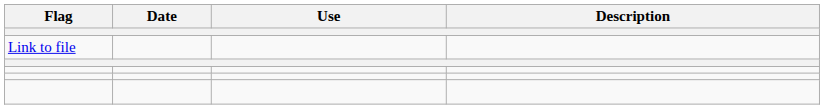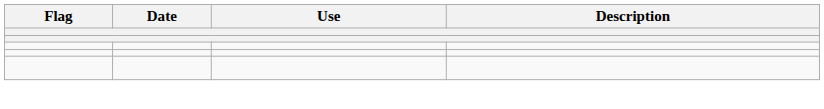- row: (42, 47)
